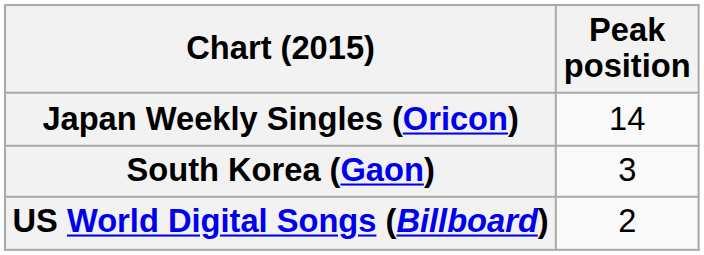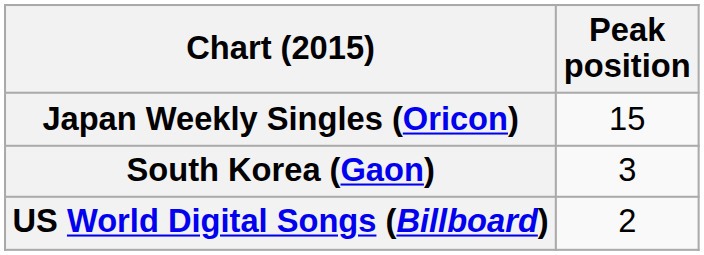(627, 118) 14 -> (627, 118) 15
